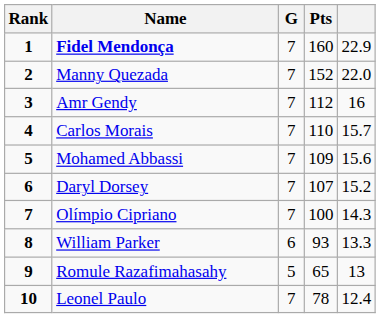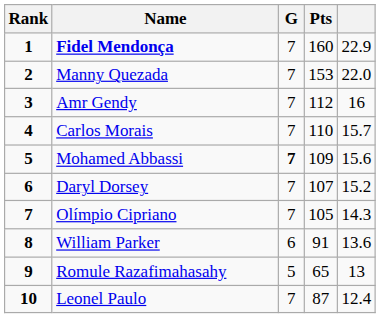(321, 74) 152 -> (321, 74) 153
(291, 159) normal -> (291, 159) bold
(321, 215) 100 -> (321, 215) 105
(321, 243) 93 -> (321, 243) 91
(356, 243) 13.3 -> (356, 243) 13.6
(321, 299) 78 -> (321, 299) 87
